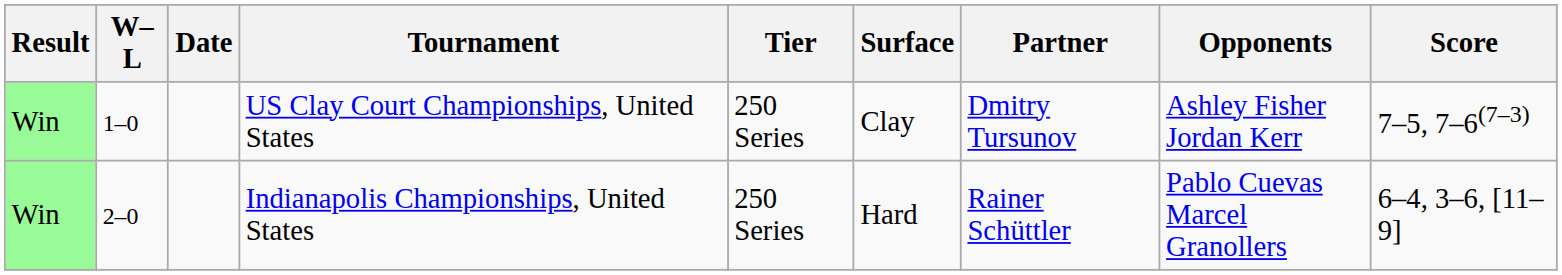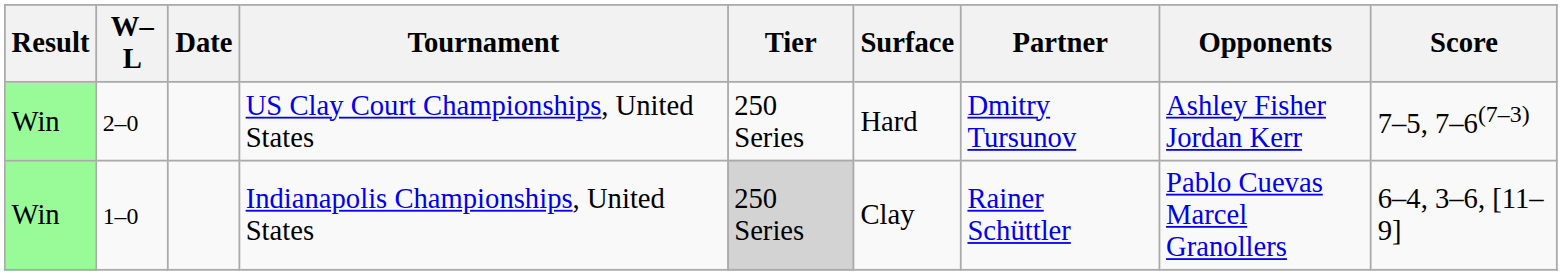(121, 122) 1–0 -> (121, 122) 2–0
(887, 120) Clay -> (889, 120) Hard
(121, 216) 2–0 -> (121, 216) 1–0
(769, 214) no background -> (769, 214) lightgrey background
(889, 214) Hard -> (887, 214) Clay
